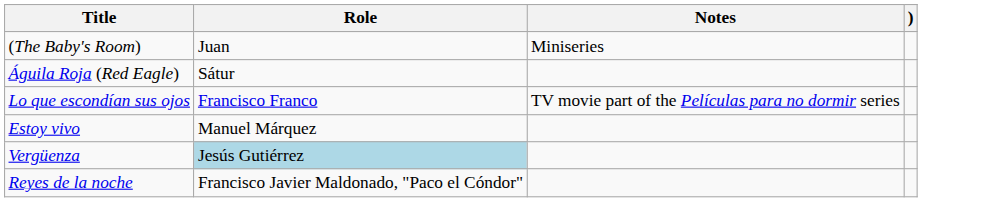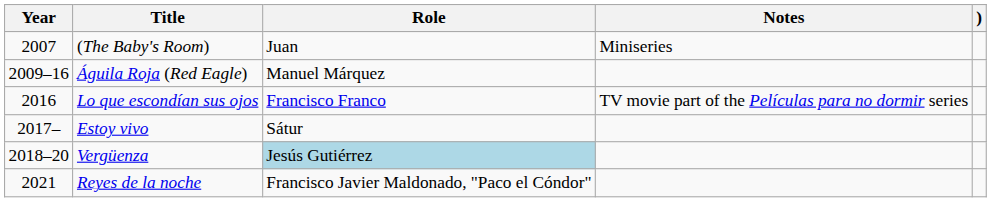+ column: (39, 18)
(216, 73) Sátur -> (326, 73) Manuel Márquez
(257, 127) Manuel Márquez -> (285, 127) Sátur
